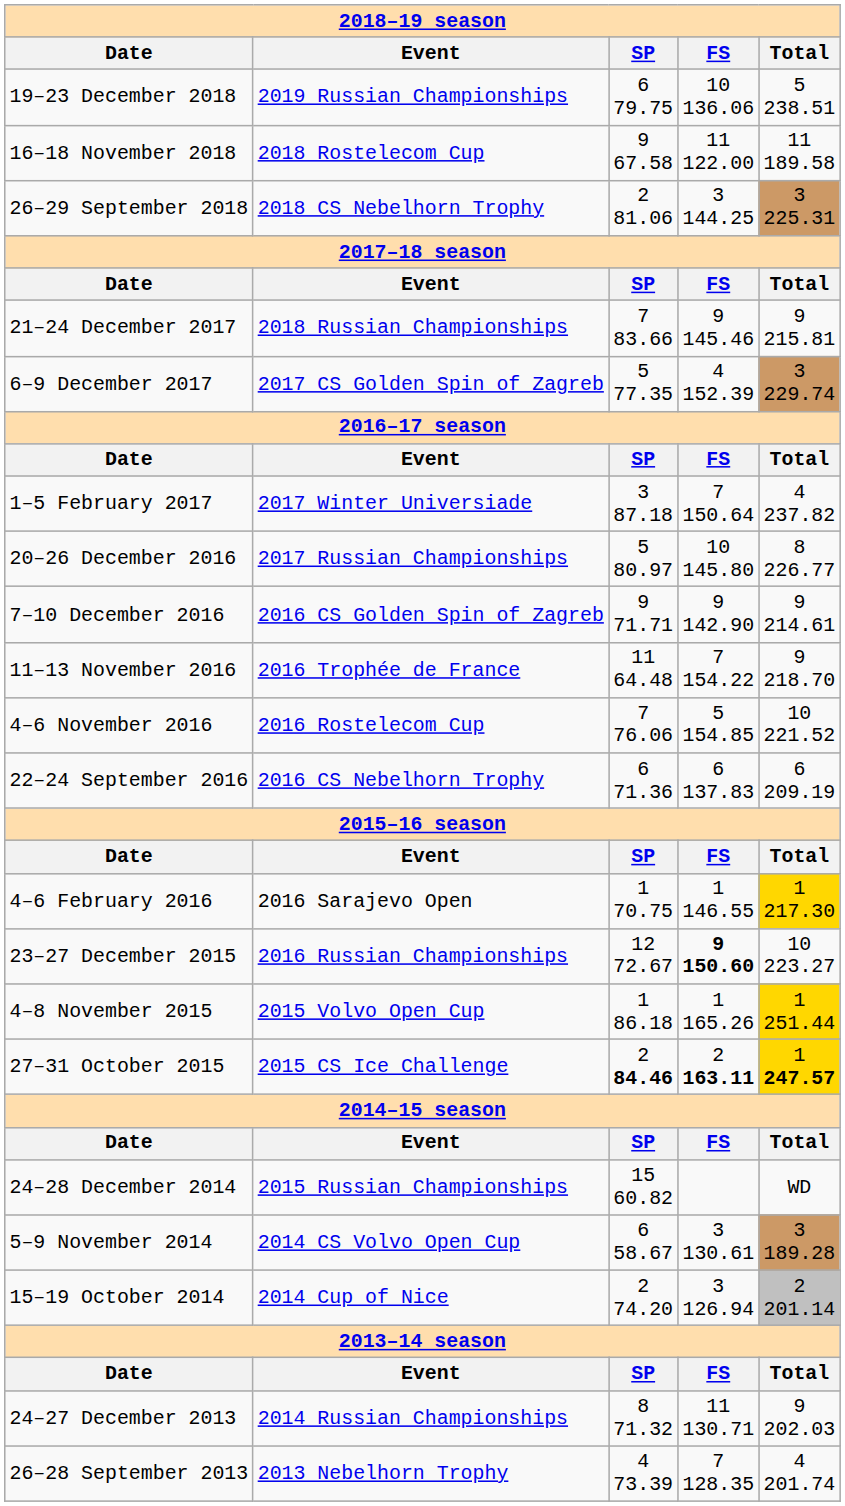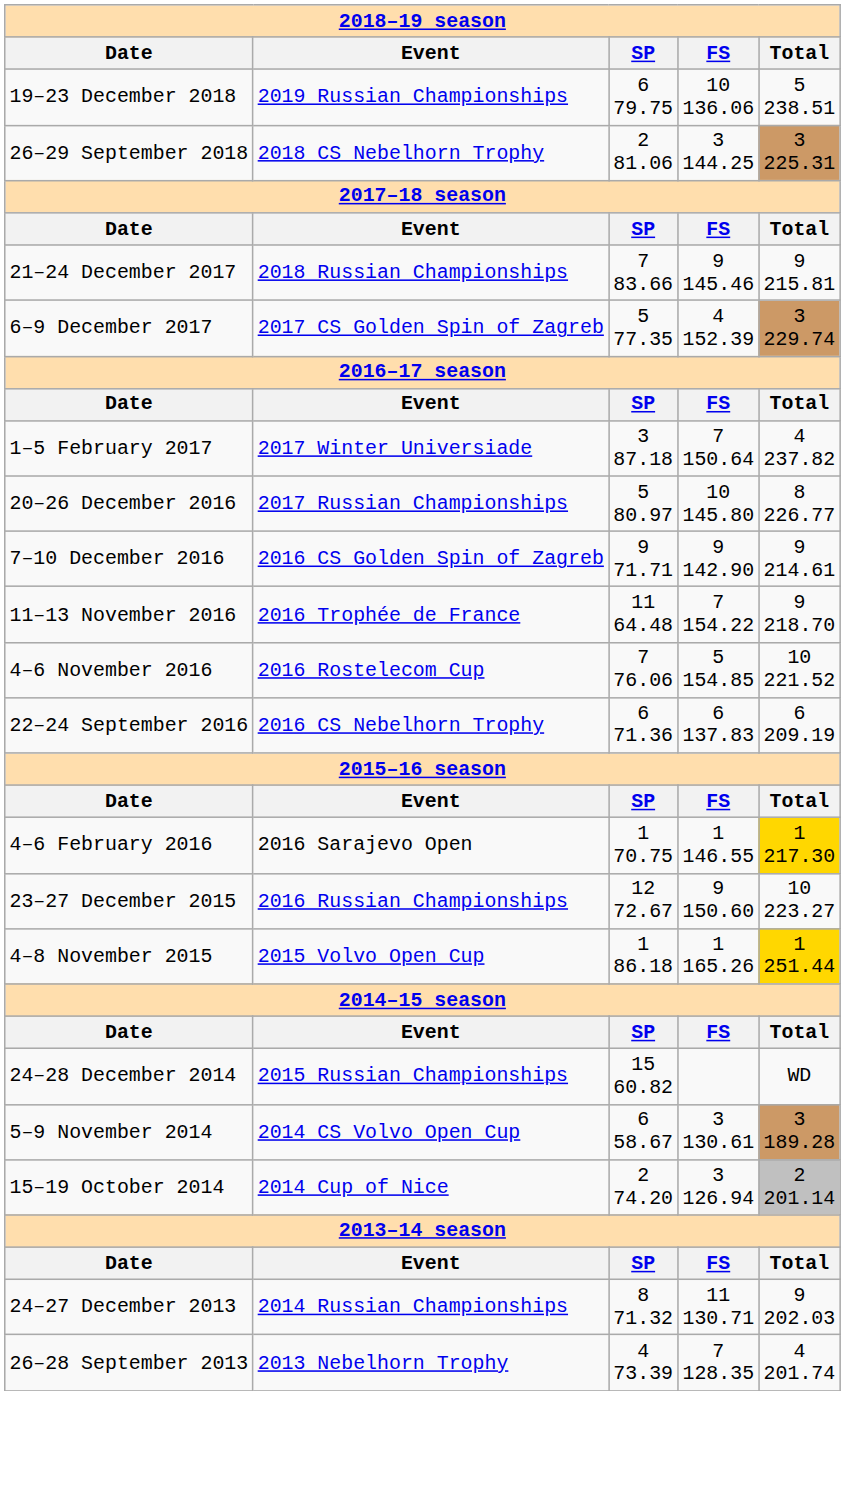- row: (123, 153)
(718, 956) bold -> (718, 901) normal
- row: (117, 1067)
